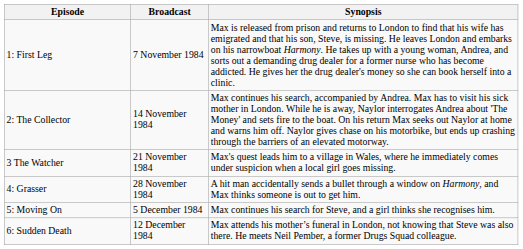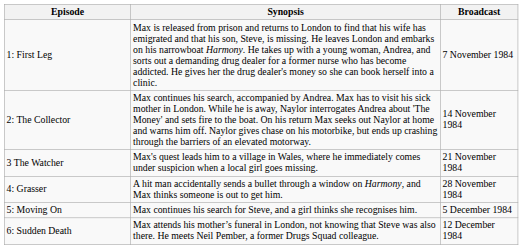columns swapped: (170, 12) <-> (363, 12)
